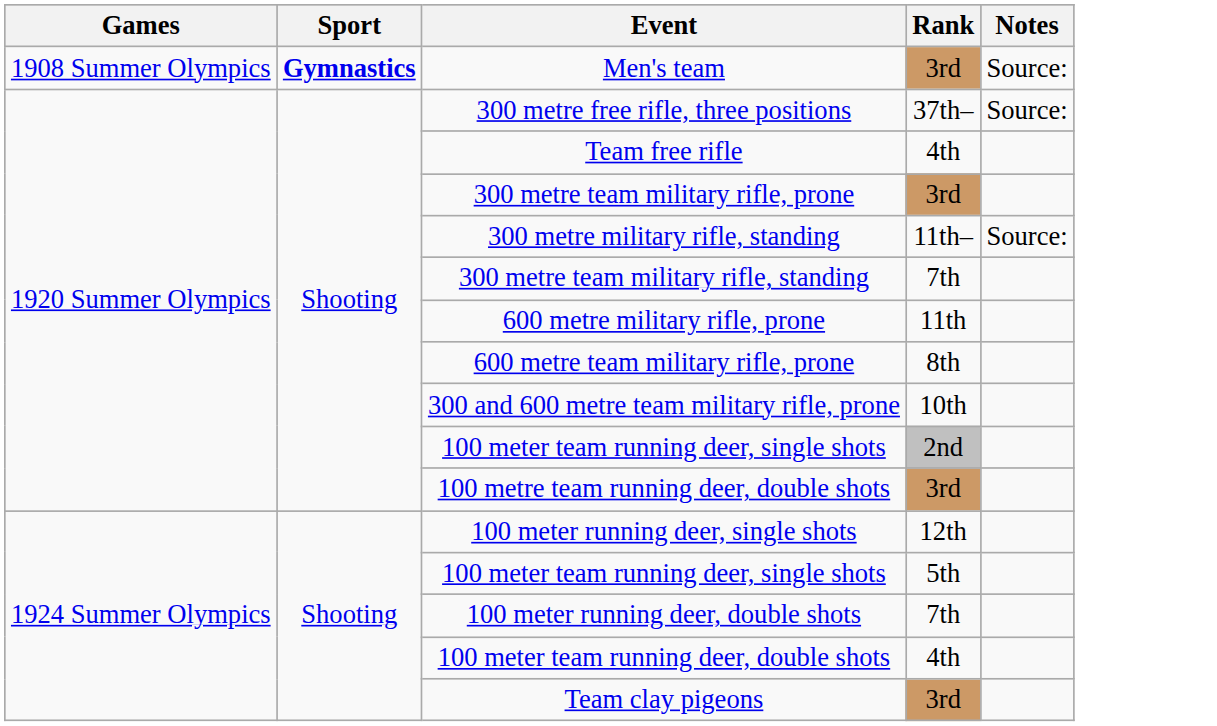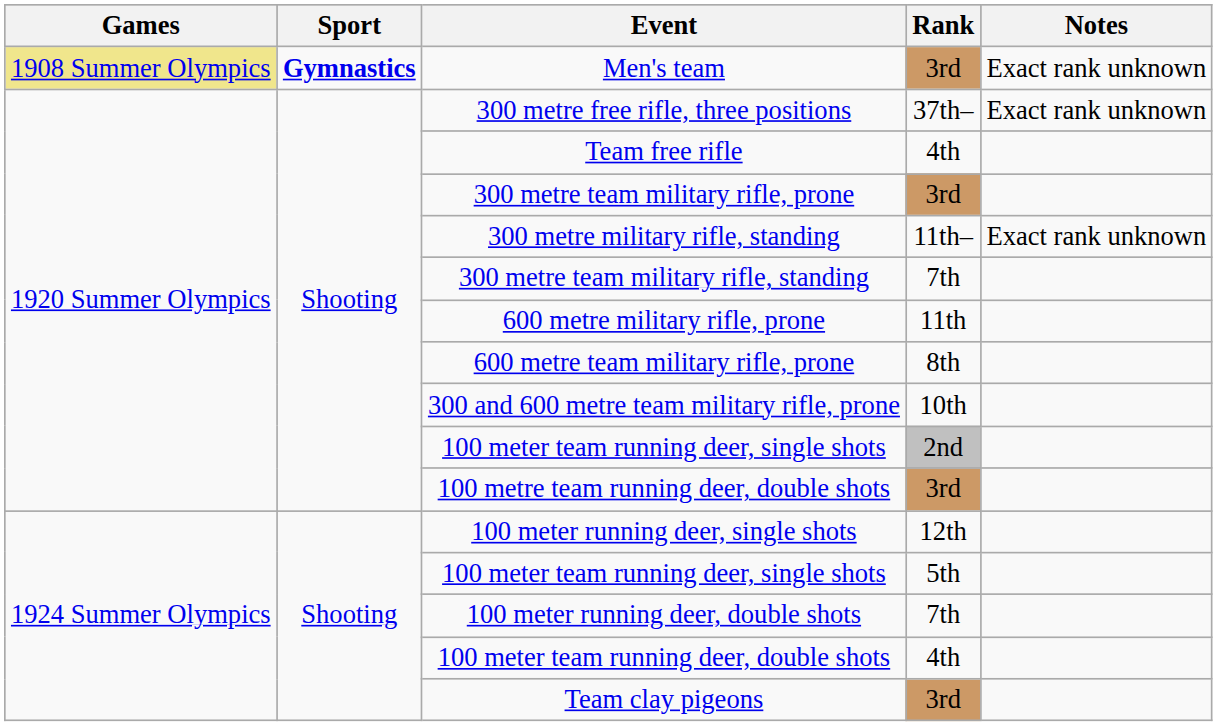(141, 67) no background -> (141, 67) khaki background
(1027, 67) Source: -> (1096, 67) Exact rank unknown
(1027, 109) Source: -> (1096, 109) Exact rank unknown
(1027, 236) Source: -> (1096, 236) Exact rank unknown
